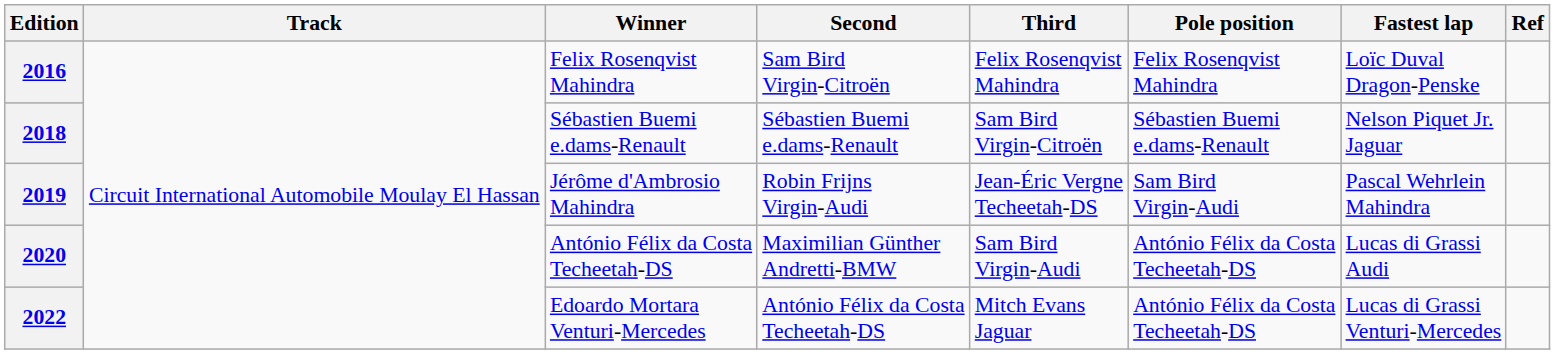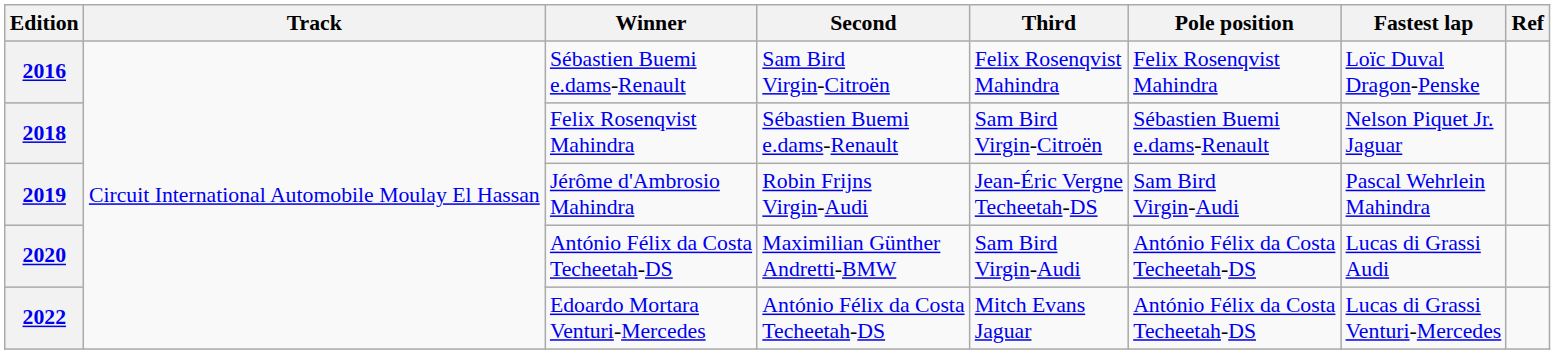(623, 71) Felix Rosenqvist Mahindra -> (623, 71) Sébastien Buemi e.dams-Renault
(623, 133) Sébastien Buemi e.dams-Renault -> (623, 133) Felix Rosenqvist Mahindra
